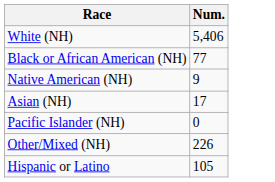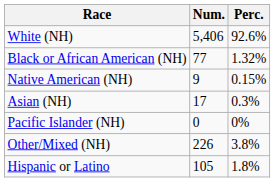+ column: (249, 15)
